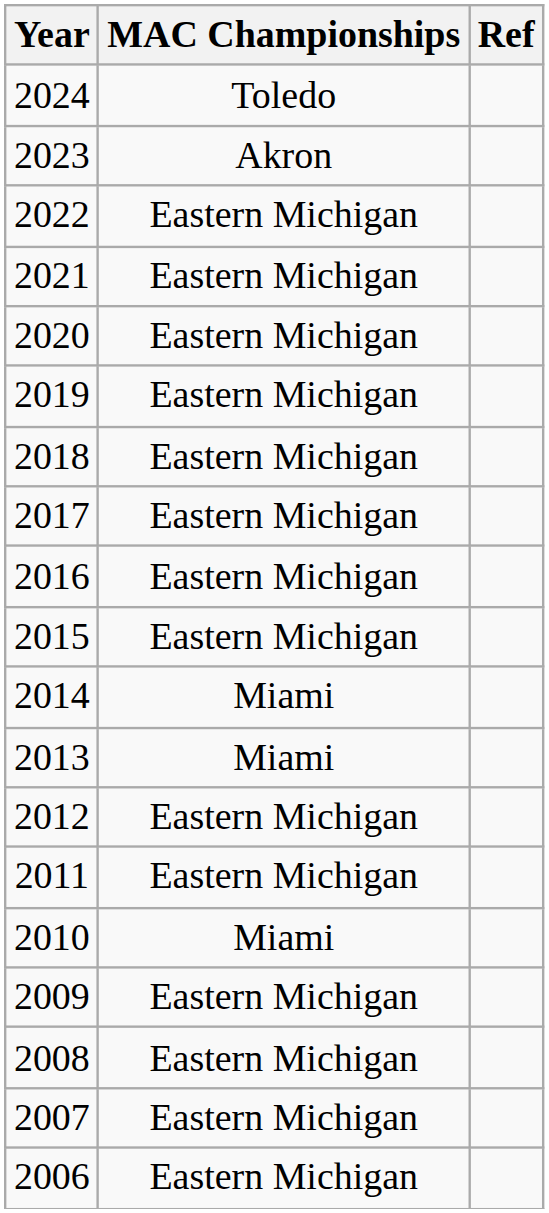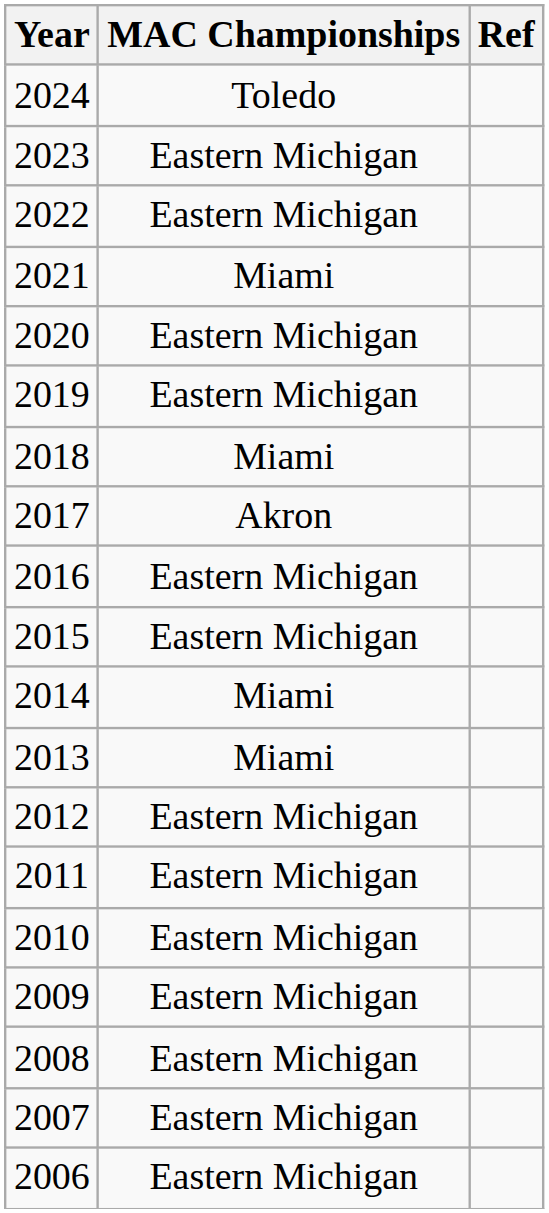(284, 154) Akron -> (284, 154) Eastern Michigan
(284, 275) Eastern Michigan -> (284, 275) Miami
(284, 455) Eastern Michigan -> (284, 455) Miami
(284, 515) Eastern Michigan -> (284, 515) Akron
(284, 936) Miami -> (284, 936) Eastern Michigan
